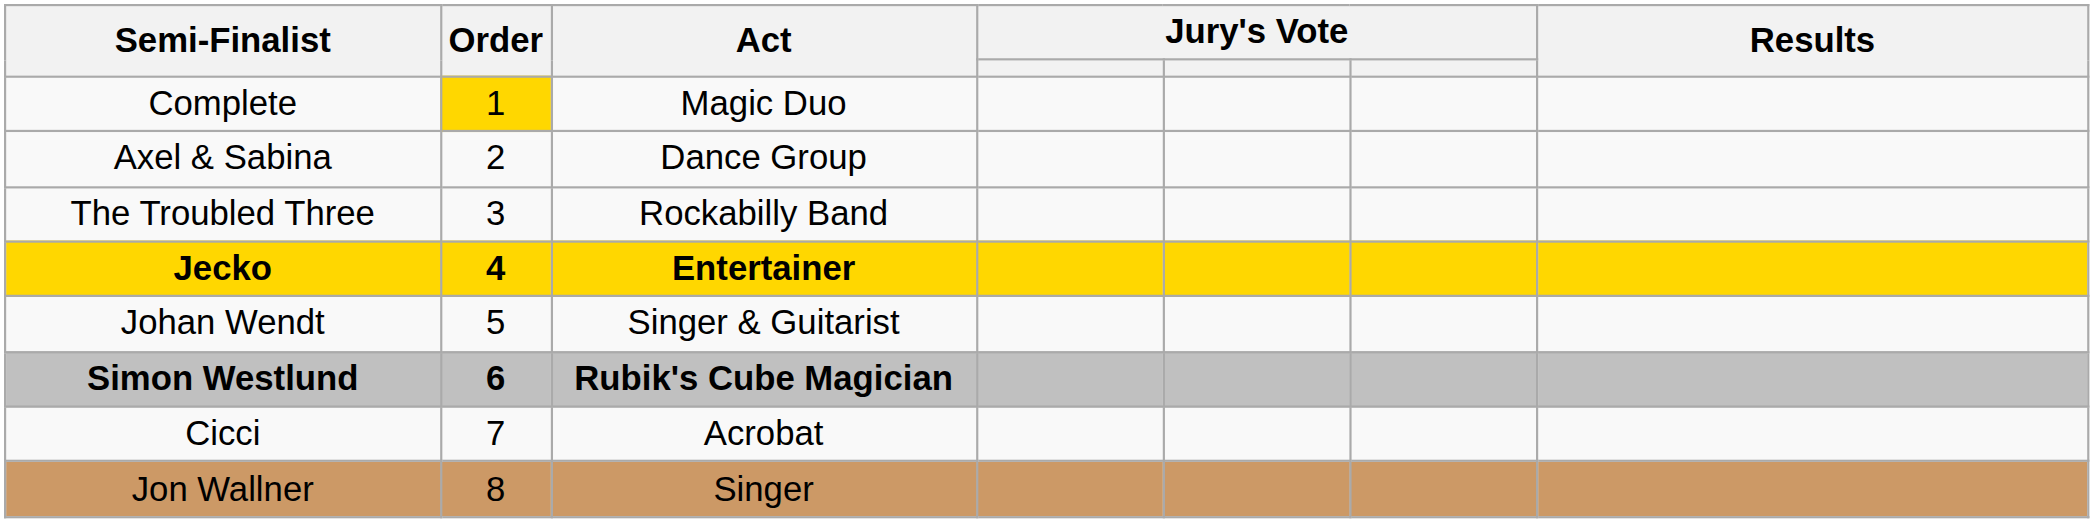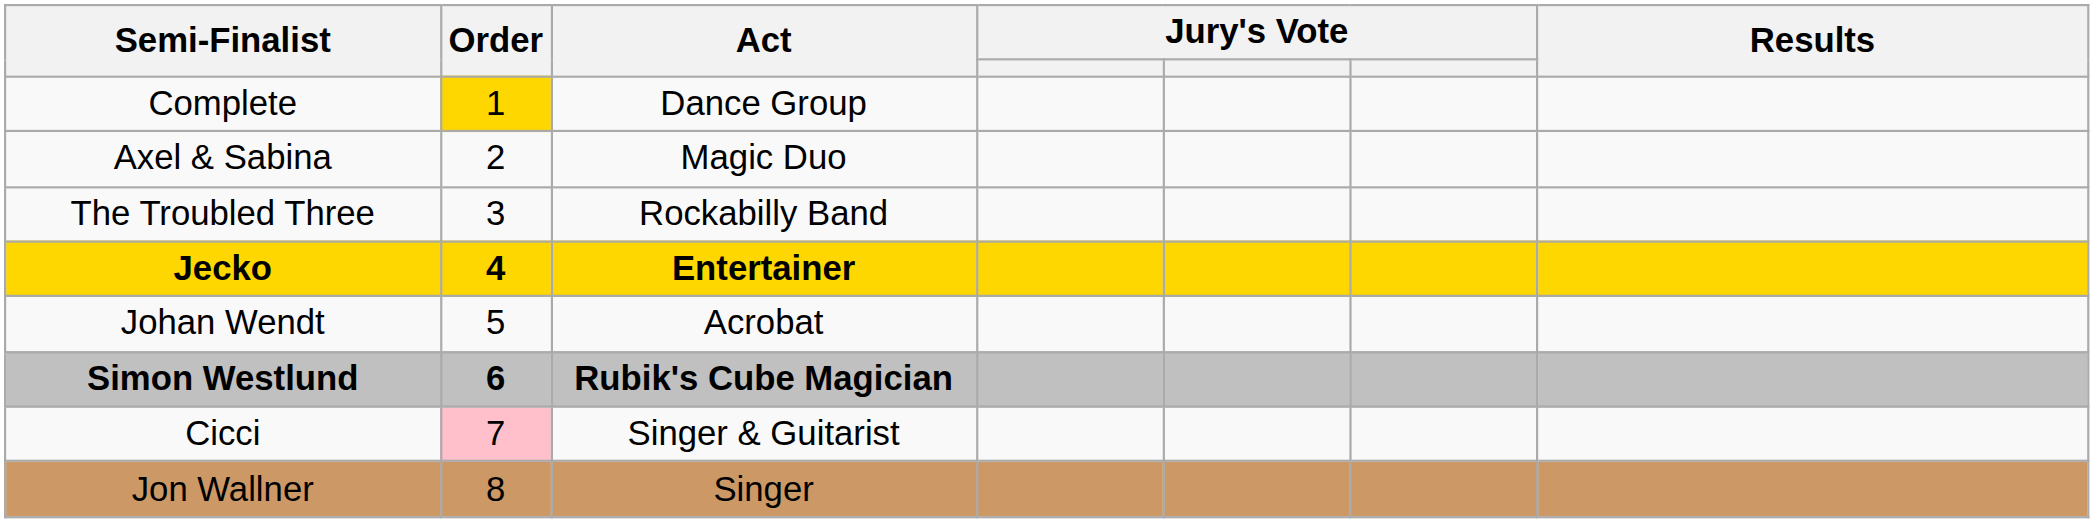(764, 103) Magic Duo -> (764, 103) Dance Group
(764, 158) Dance Group -> (764, 158) Magic Duo
(764, 323) Singer & Guitarist -> (764, 323) Acrobat
(496, 433) no background -> (496, 433) pink background
(764, 433) Acrobat -> (764, 433) Singer & Guitarist
